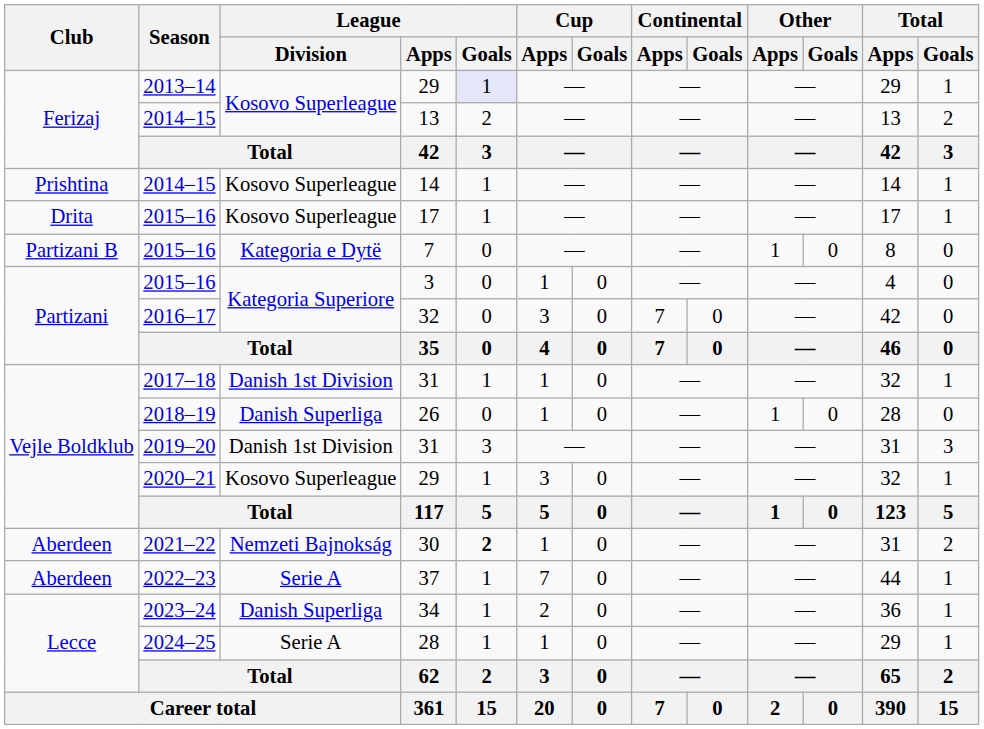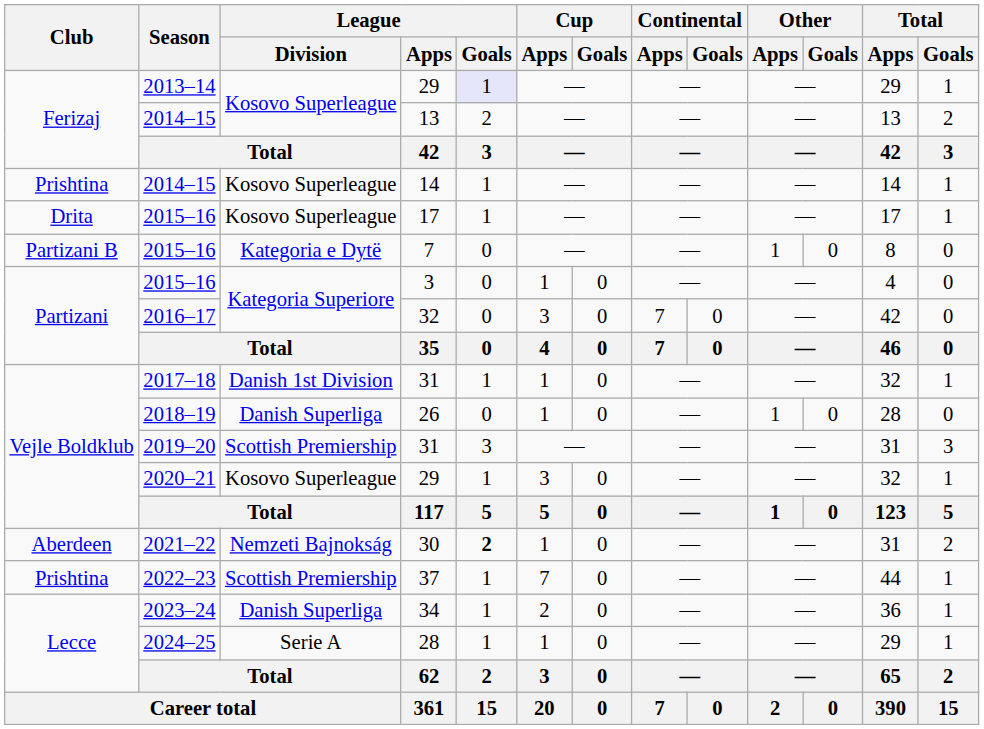(311, 446) Danish 1st Division -> (311, 446) Scottish Premiership
(72, 577) Aberdeen -> (72, 577) Prishtina
(311, 577) Serie A -> (311, 577) Scottish Premiership
